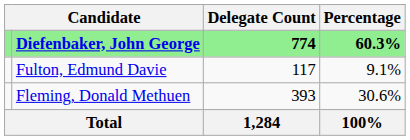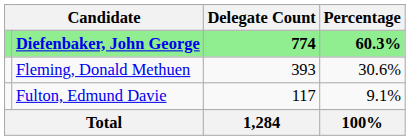rows swapped: (103, 95) <-> (91, 69)
